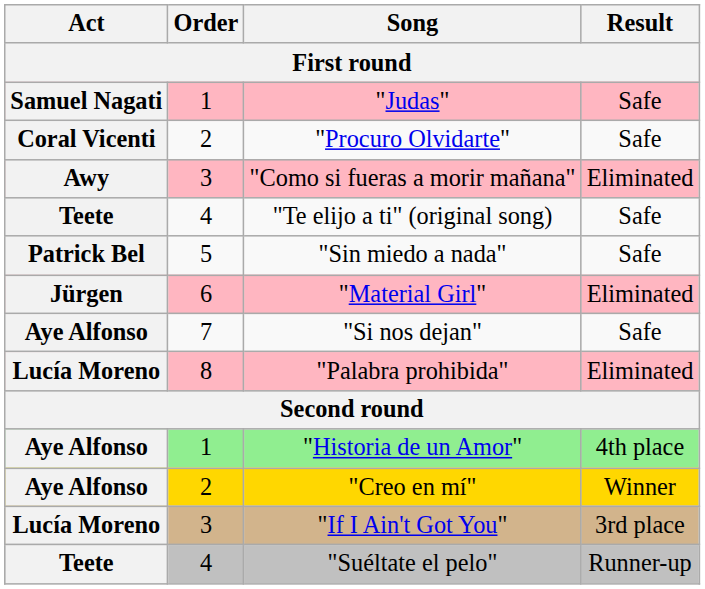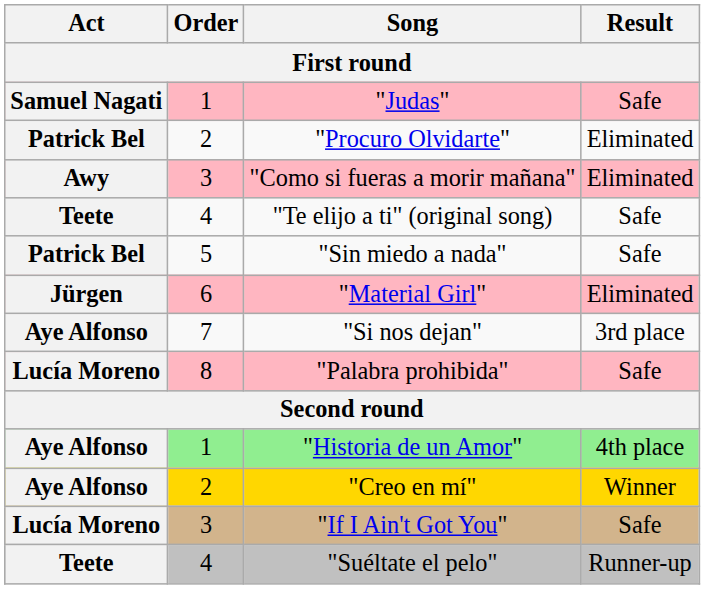(86, 139) Coral Vicenti -> (86, 139) Patrick Bel
(640, 139) Safe -> (640, 139) Eliminated
(640, 332) Safe -> (640, 332) 3rd place
(640, 370) Eliminated -> (640, 370) Safe
(640, 525) 3rd place -> (640, 525) Safe
